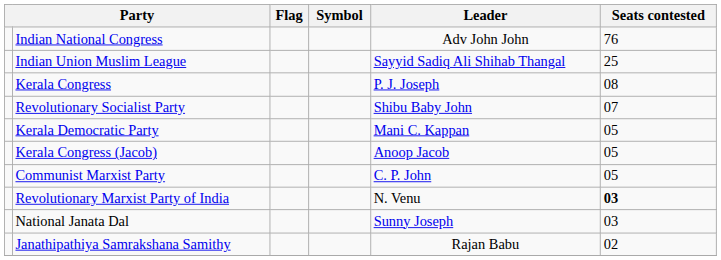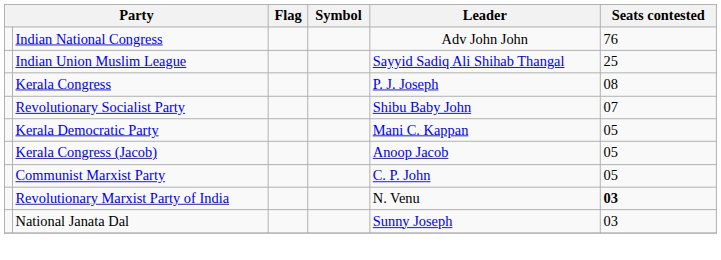- row: (123, 244)
